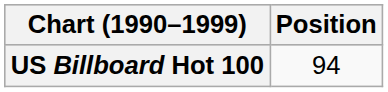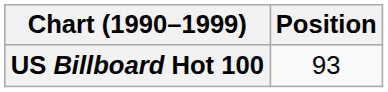(326, 65) 94 -> (326, 65) 93
